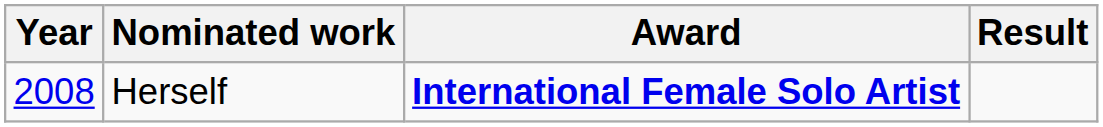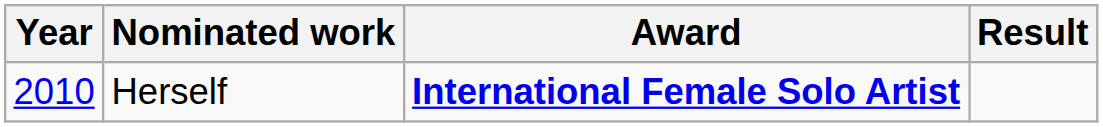(54, 91) 2008 -> (54, 91) 2010
